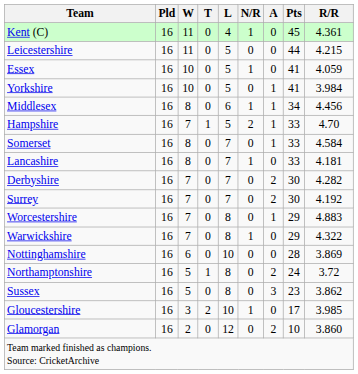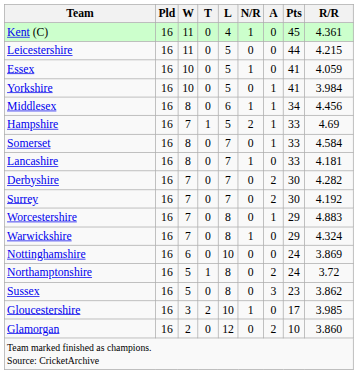(329, 124) 4.70 -> (329, 124) 4.69
(329, 236) 4.322 -> (329, 236) 4.324
(294, 254) 28 -> (294, 254) 24
